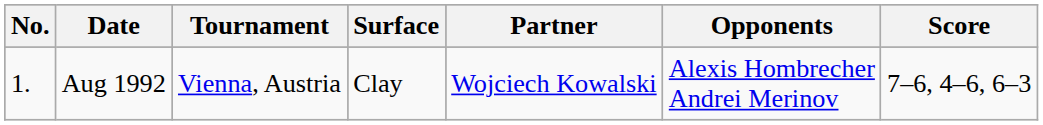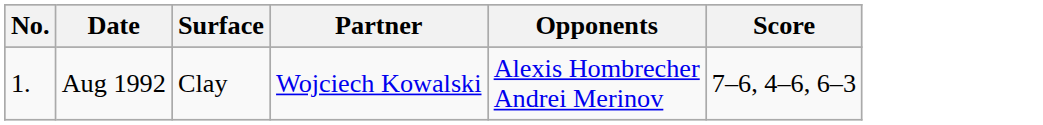- column: (259, 25)
